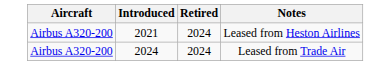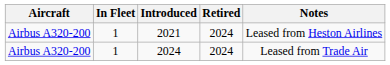+ column: (116, 13)
